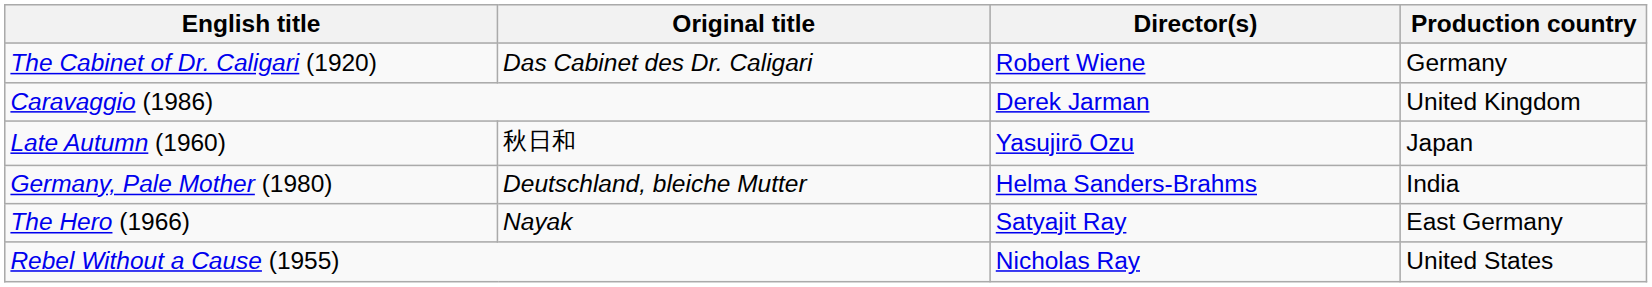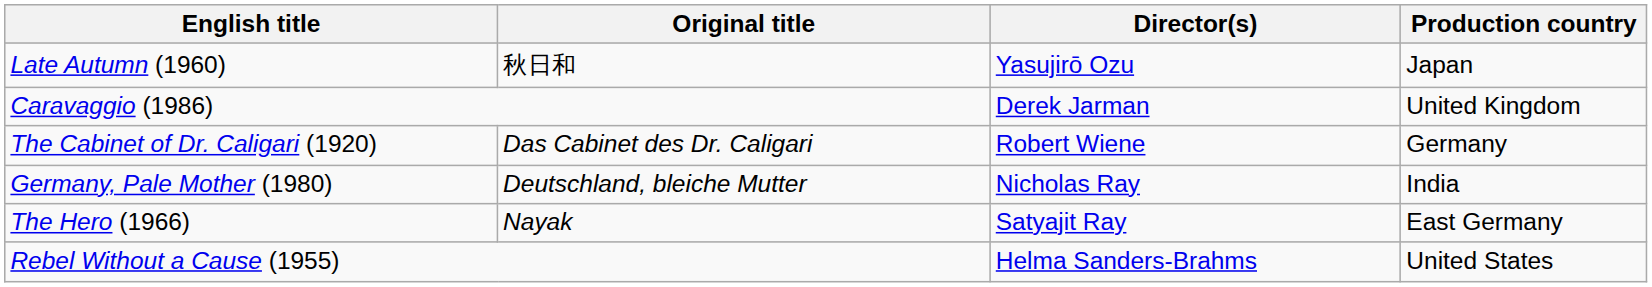rows swapped: (118, 142) <-> (194, 62)
(1126, 183) Helma Sanders-Brahms -> (1068, 183) Nicholas Ray
(1068, 261) Nicholas Ray -> (1126, 261) Helma Sanders-Brahms
